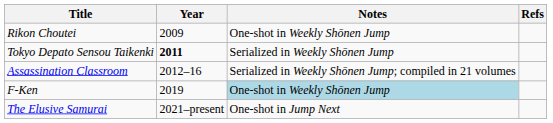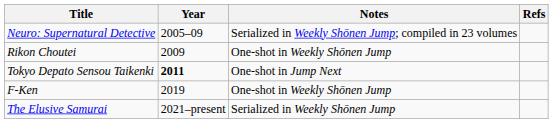+ row: (81, 33)
(312, 52) Serialized in Weekly Shōnen Jump -> (286, 71) One-shot in Jump Next
- row: (67, 71)
(310, 90) lightblue background -> (311, 90) no background
(285, 109) One-shot in Jump Next -> (313, 109) Serialized in Weekly Shōnen Jump
